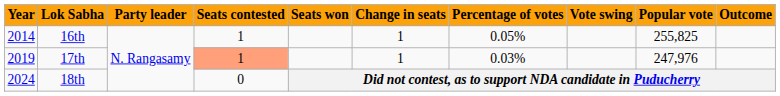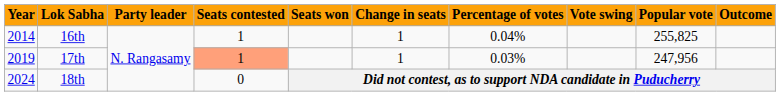(508, 36) 0.05% -> (508, 36) 0.04%
(676, 58) 247,976 -> (676, 58) 247,956
